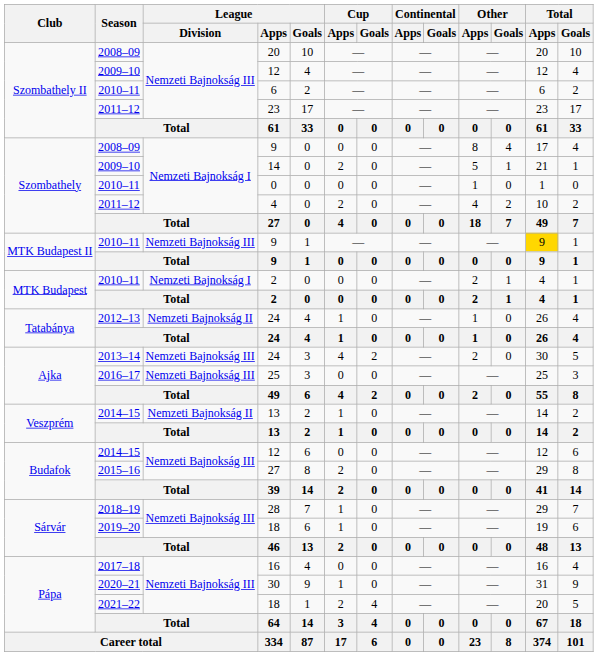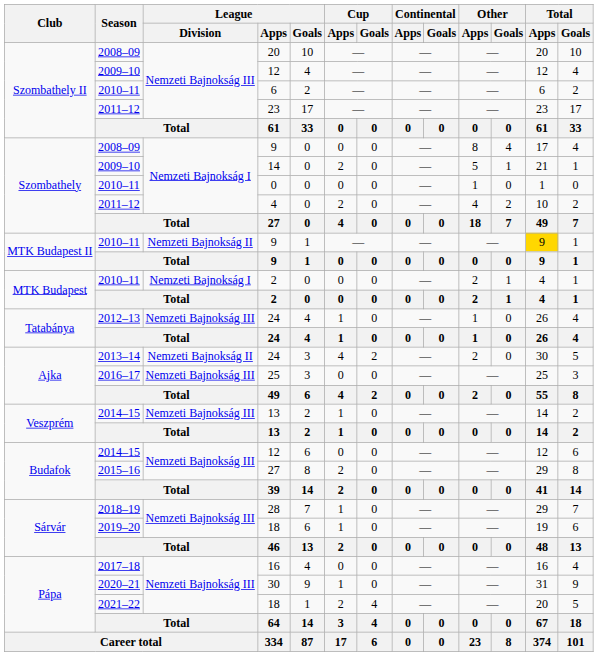(200, 242) Nemzeti Bajnokság III -> (200, 242) Nemzeti Bajnokság II
(200, 318) Nemzeti Bajnokság II -> (200, 318) Nemzeti Bajnokság III
(200, 356) Nemzeti Bajnokság III -> (200, 356) Nemzeti Bajnokság II
(200, 413) Nemzeti Bajnokság II -> (200, 413) Nemzeti Bajnokság III
